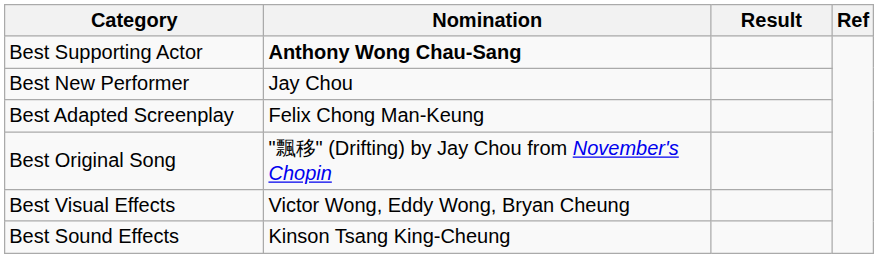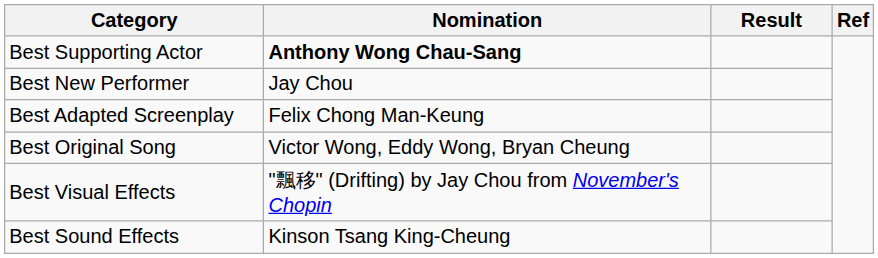(474, 160) "飄移" (Drifting) by Jay Chou from November's Chopin -> (449, 147) Victor Wong, Eddy Wong, Bryan Cheung
(449, 205) Victor Wong, Eddy Wong, Bryan Cheung -> (474, 192) "飄移" (Drifting) by Jay Chou from November's Chopin
